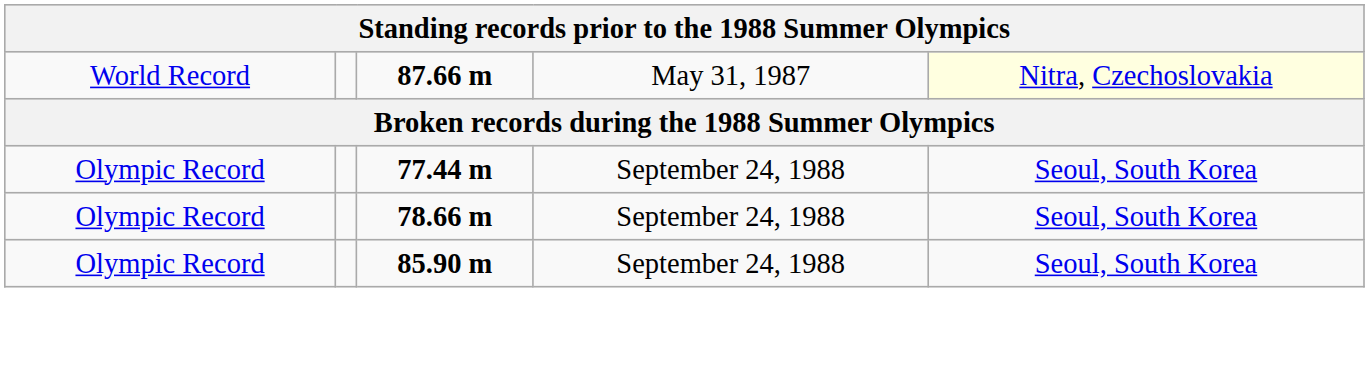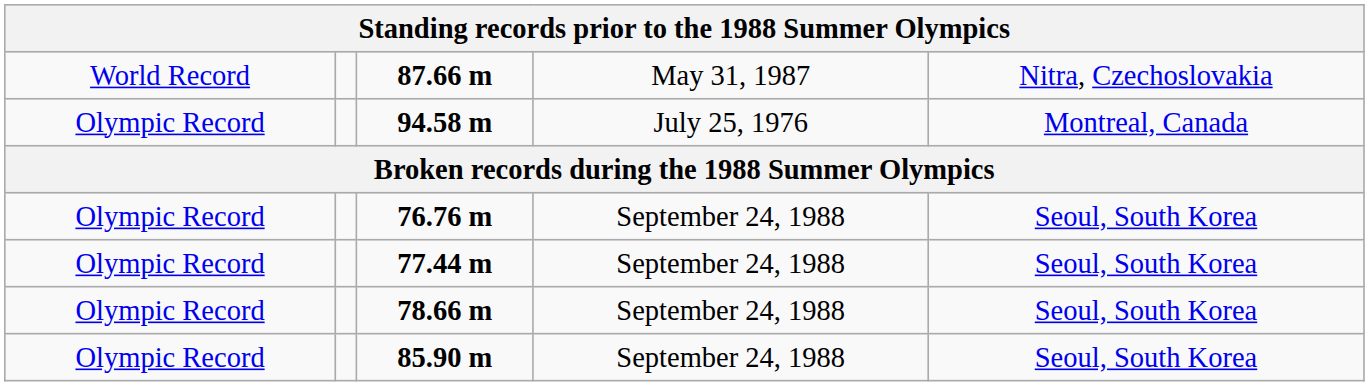(1146, 74) lightyellow background -> (1146, 74) no background
+ row: (445, 121)
+ row: (445, 215)
